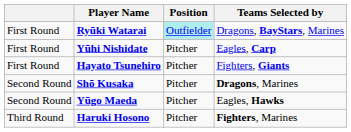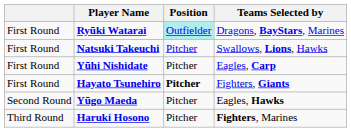+ row: (118, 48)
(182, 65) normal -> (183, 83) bold
- row: (105, 83)
